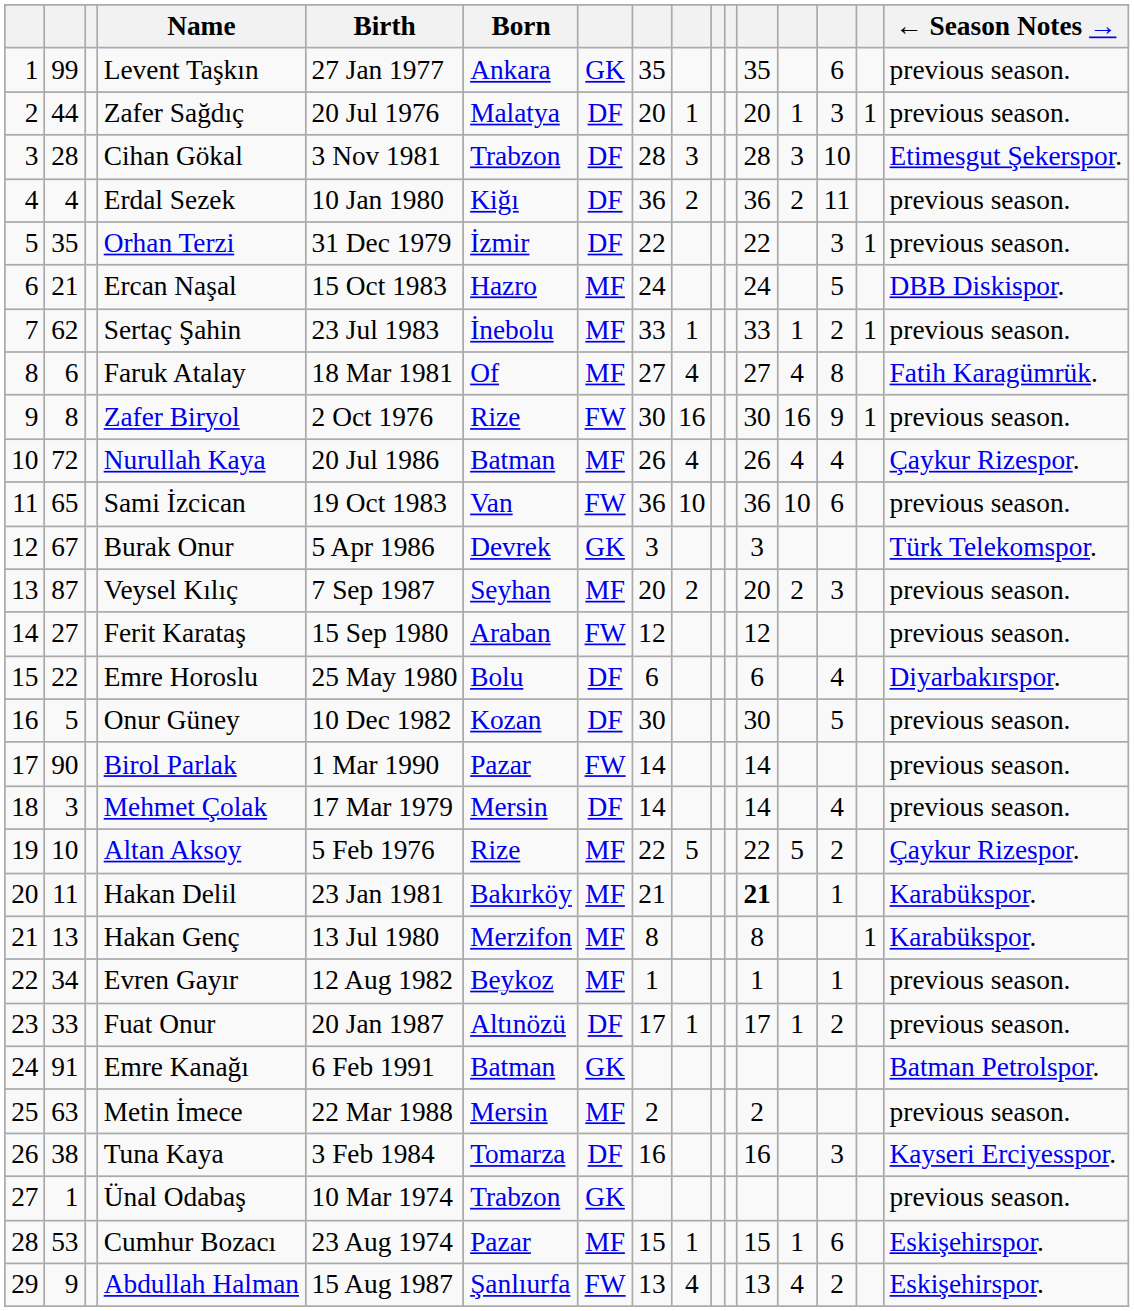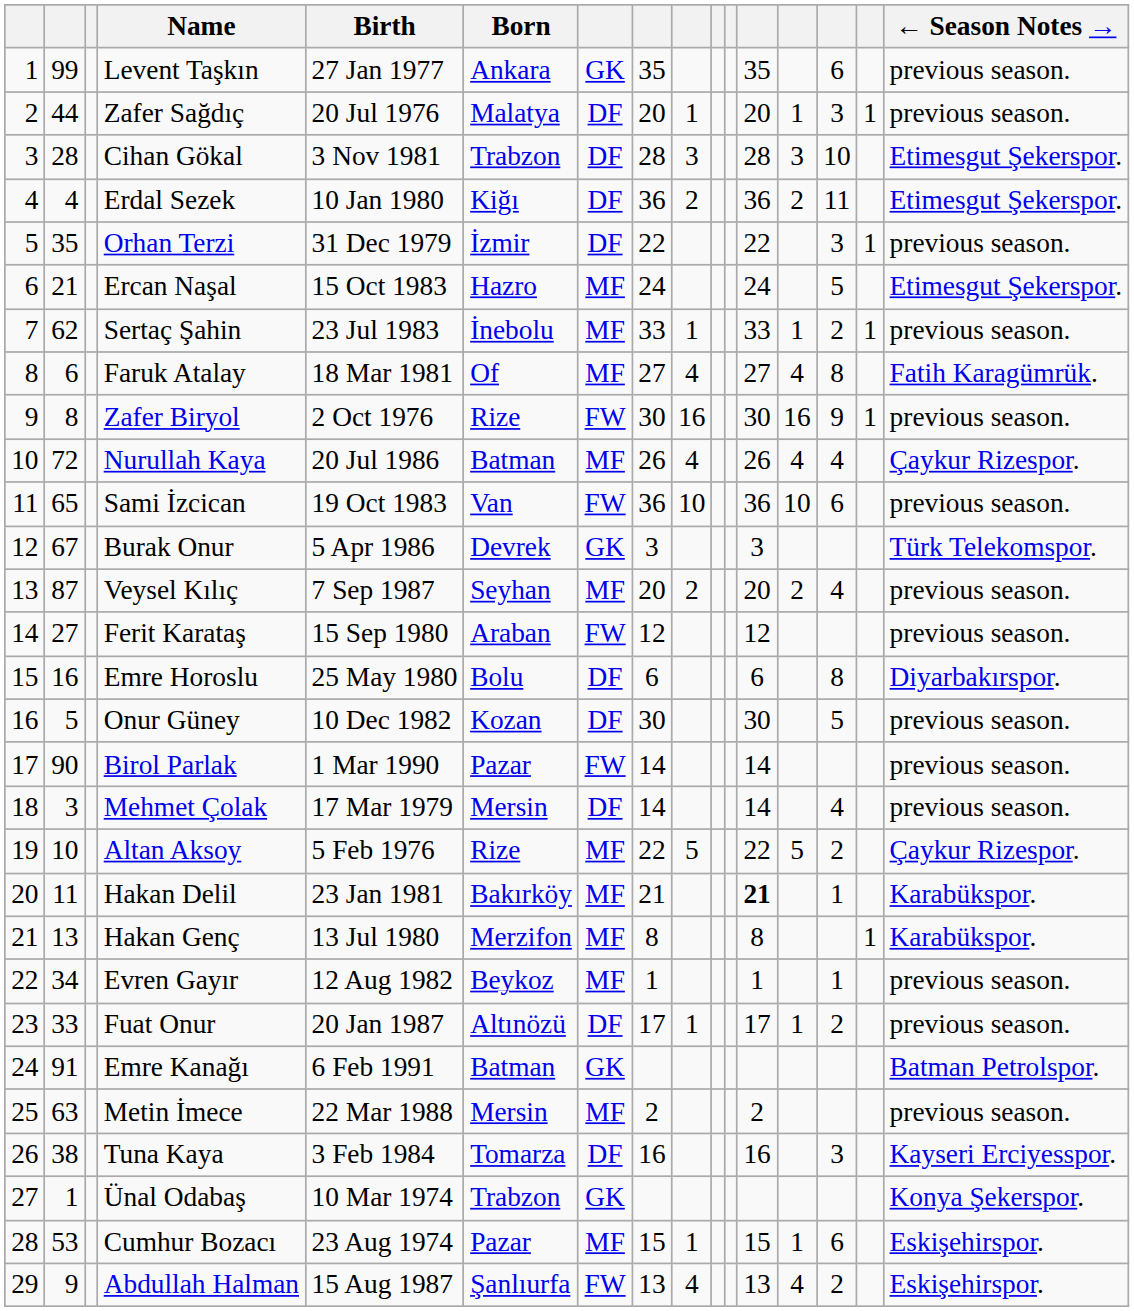(980, 199) previous season. -> (1006, 199) Etimesgut Şekerspor.
(977, 286) DBB Diskispor. -> (1006, 286) Etimesgut Şekerspor.
(837, 590) 3 -> (837, 590) 4
(65, 677) 22 -> (65, 677) 16
(837, 677) 4 -> (837, 677) 8
(980, 1197) previous season. -> (987, 1197) Konya Şekerspor.
